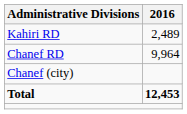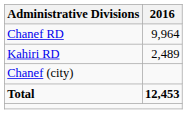rows swapped: (36, 53) <-> (33, 34)
